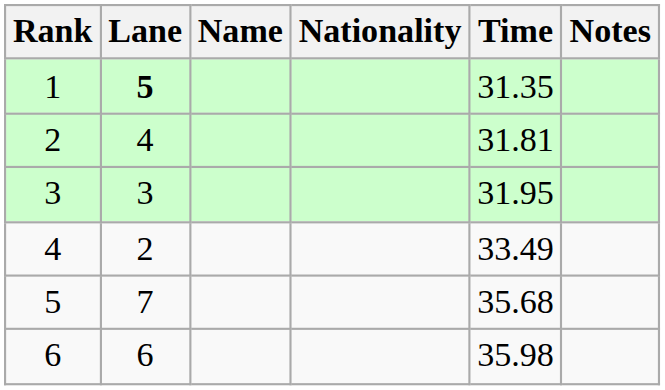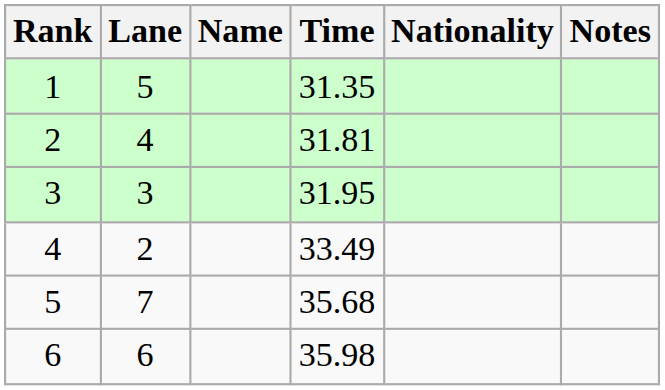columns swapped: (380, 31) <-> (516, 31)
(145, 85) bold -> (145, 85) normal
